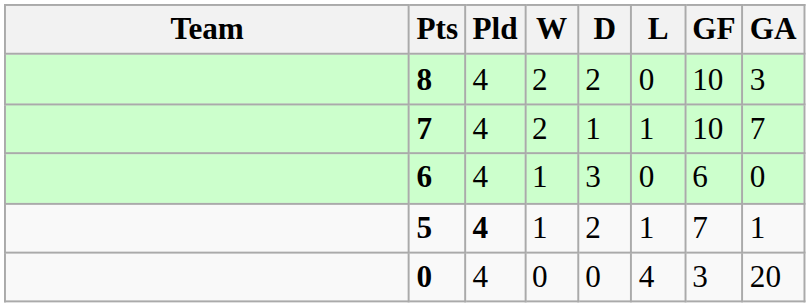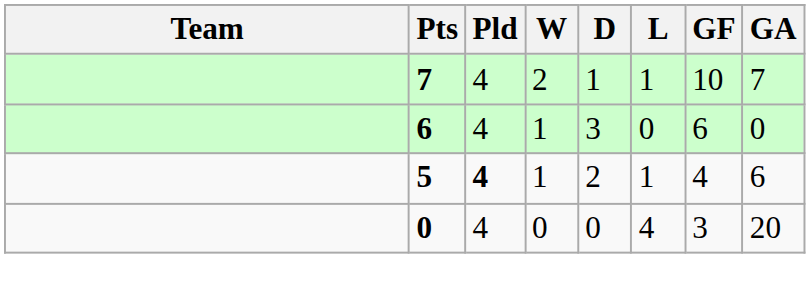- row: (424, 78)
(700, 227) 7 -> (700, 177) 4
(758, 227) 1 -> (758, 177) 6
